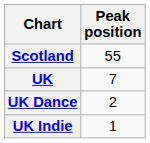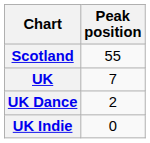(113, 126) 1 -> (113, 126) 0
